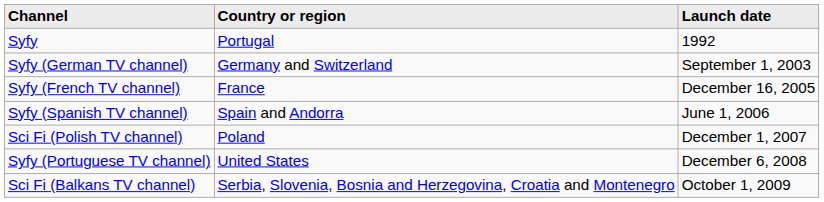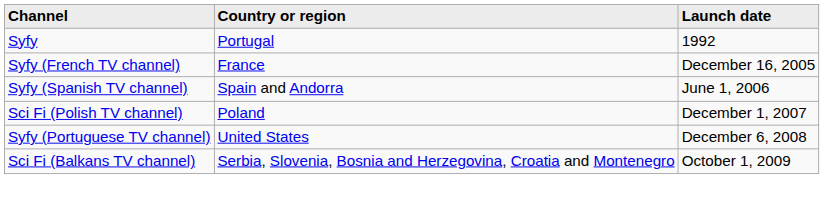- row: (98, 64)
